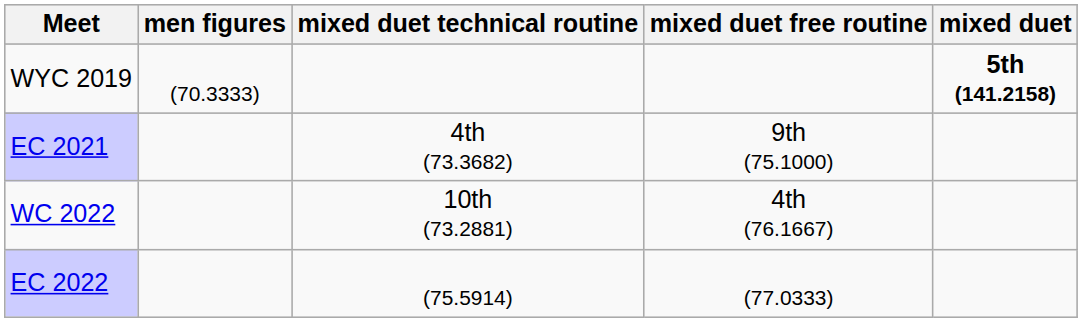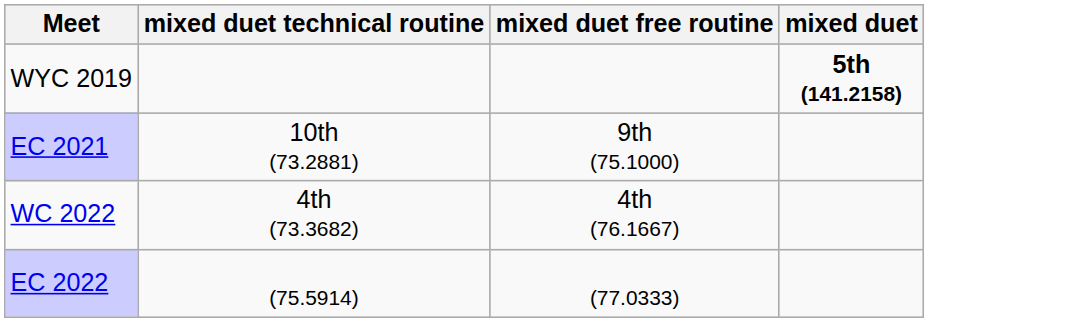- column: (215, 24)
(468, 146) 4th (73.3682) -> (314, 146) 10th (73.2881)
(468, 214) 10th (73.2881) -> (314, 214) 4th (73.3682)
